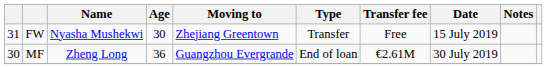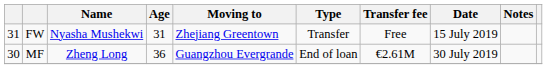(159, 34) 30 -> (159, 34) 31
